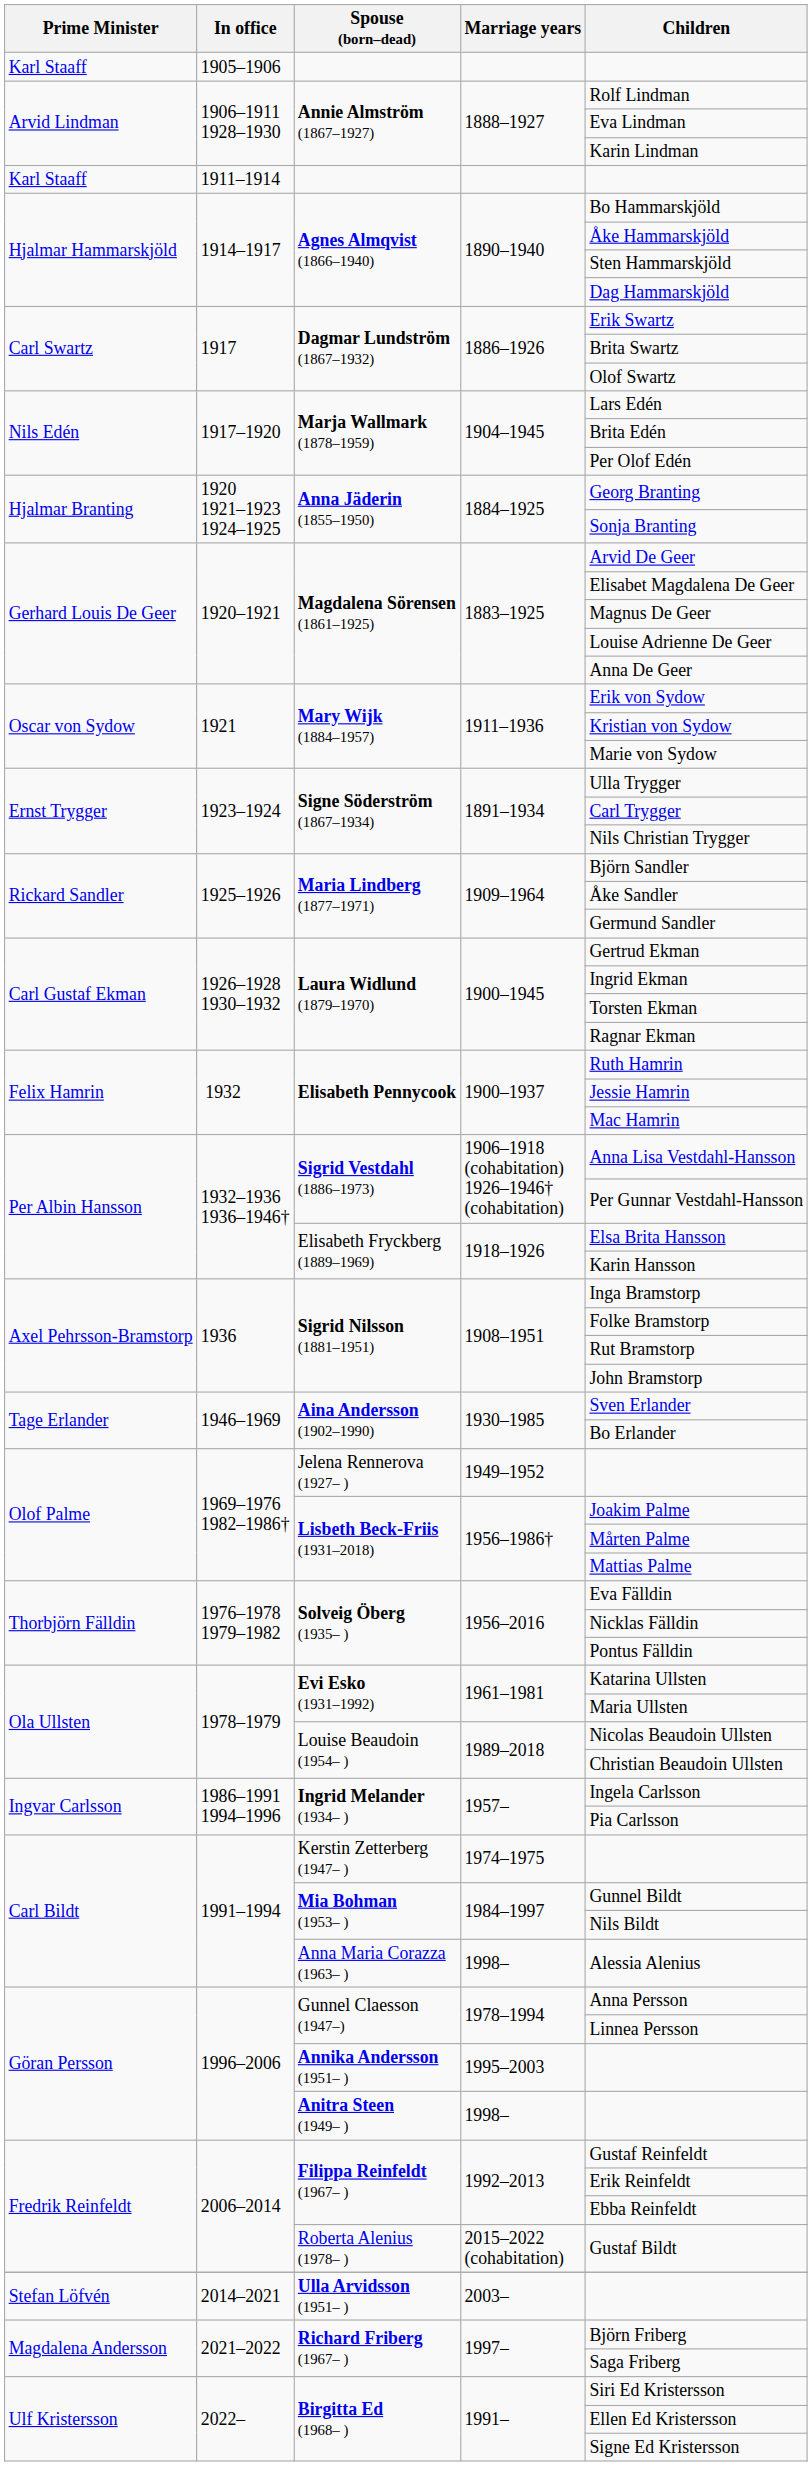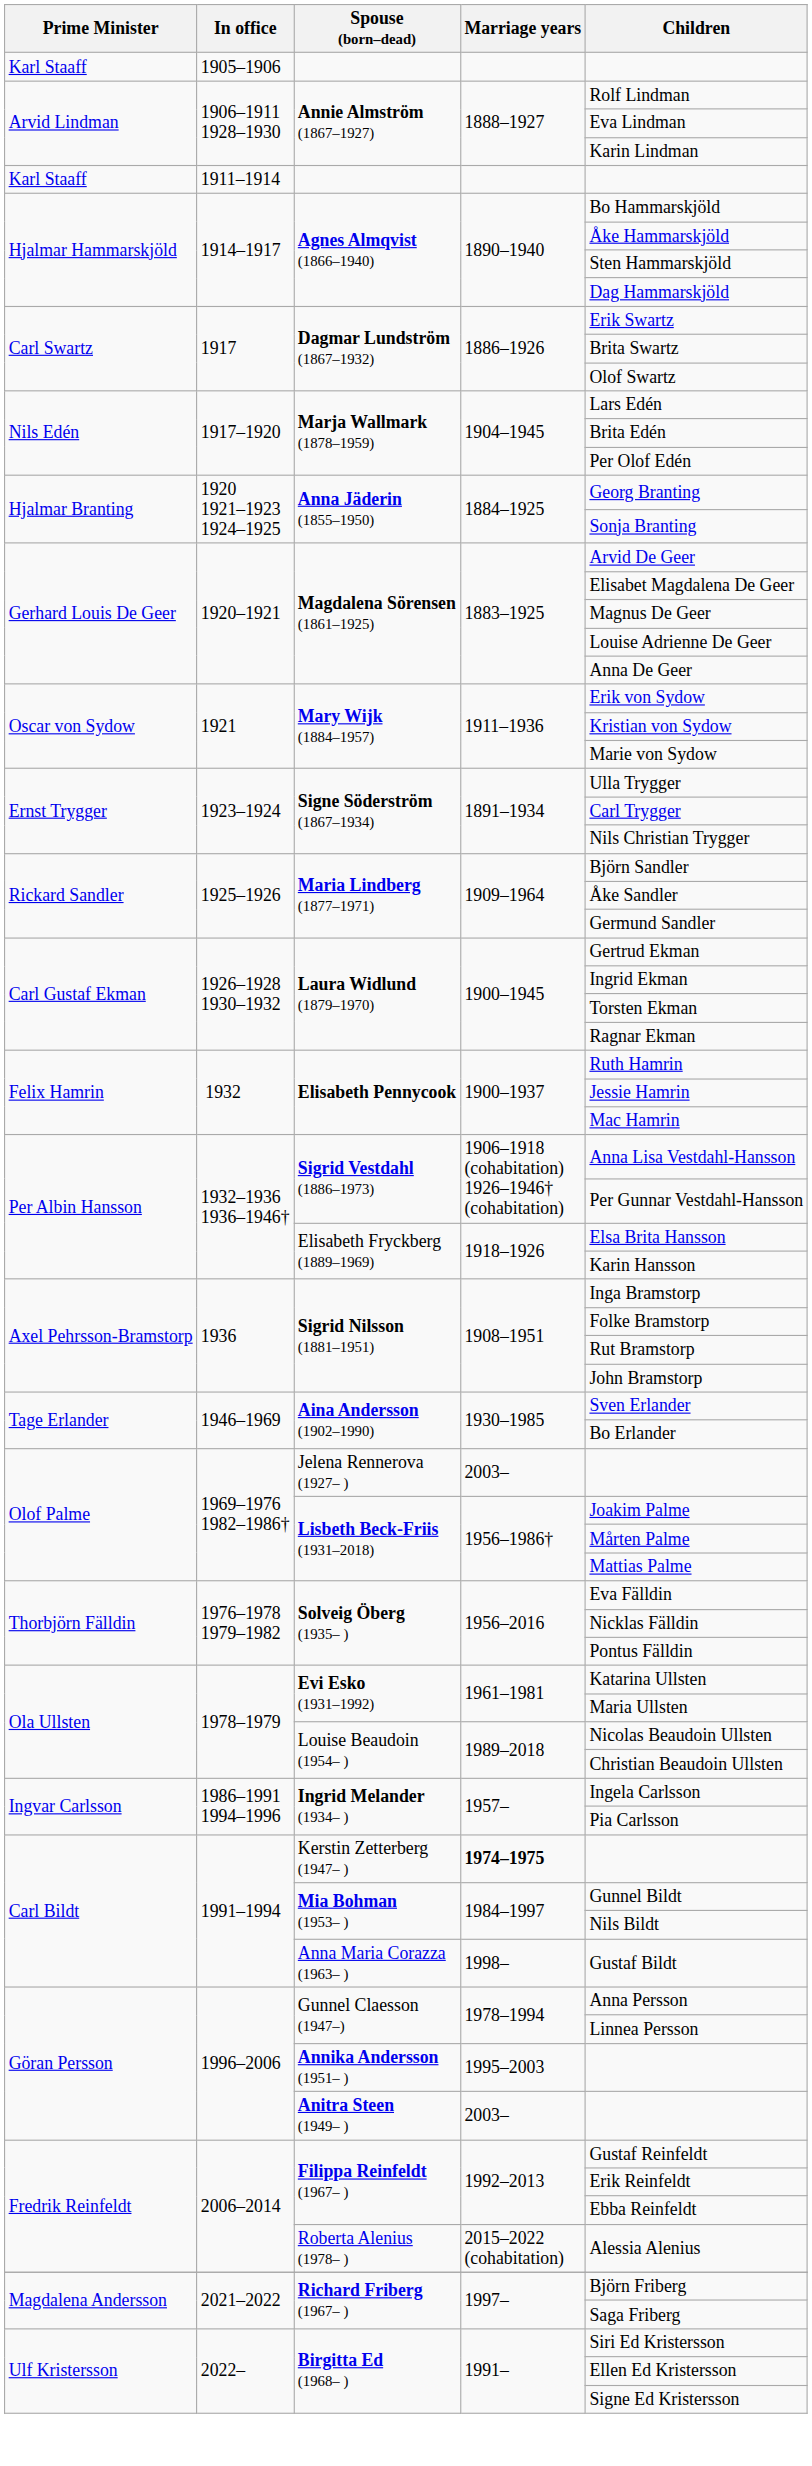(504, 1472) 1949–1952 -> (487, 1472) 2003–
(504, 1858) normal -> (504, 1858) bold
(645, 1962) Alessia Alenius -> (633, 1962) Gustaf Bildt
(487, 2115) 1998– -> (487, 2115) 2003–
(633, 2248) Gustaf Bildt -> (645, 2248) Alessia Alenius
- row: (241, 2296)
